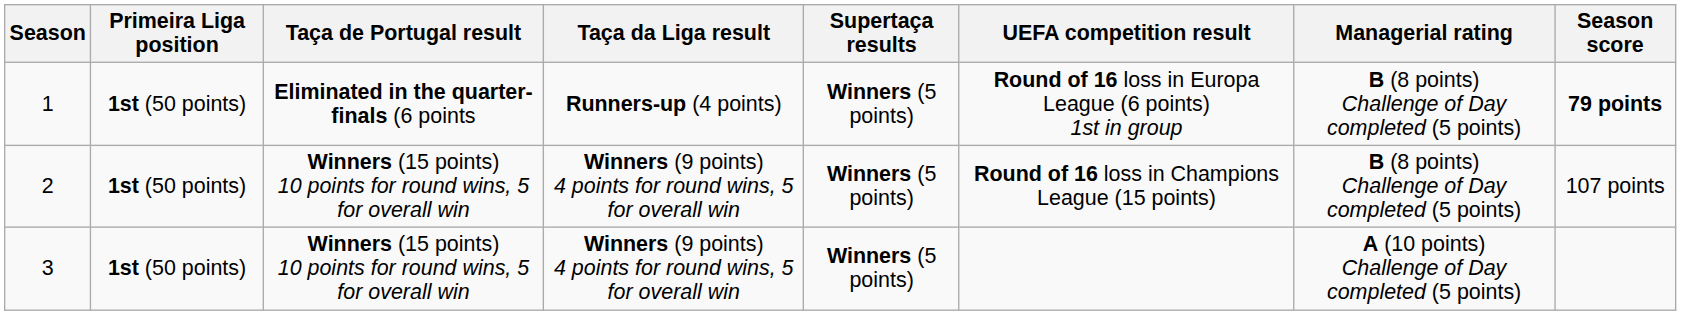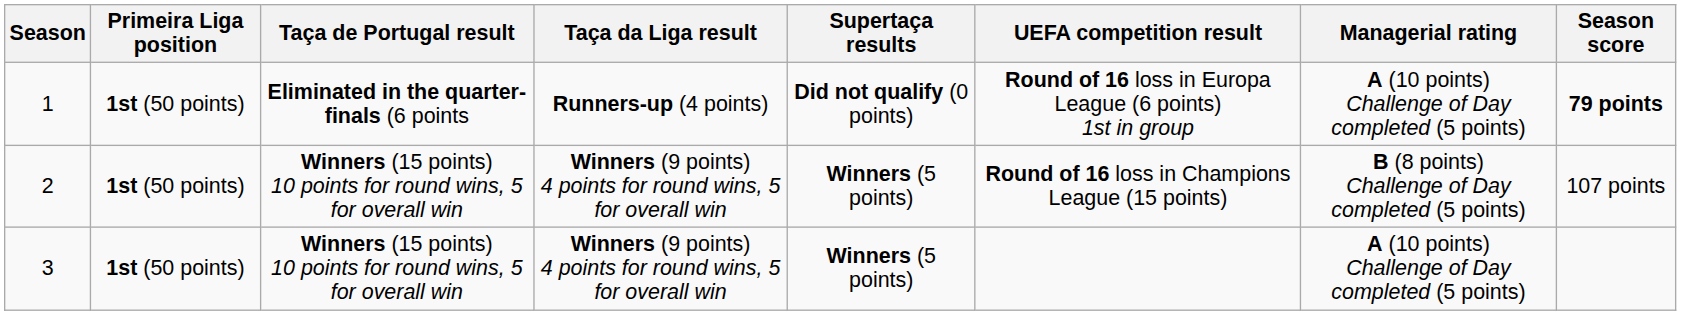(882, 103) Winners (5 points) -> (881, 103) Did not qualify (0 points)
(1424, 103) B (8 points) Challenge of Day completed (5 points) -> (1428, 103) A (10 points) Challenge of Day completed (5 points)
